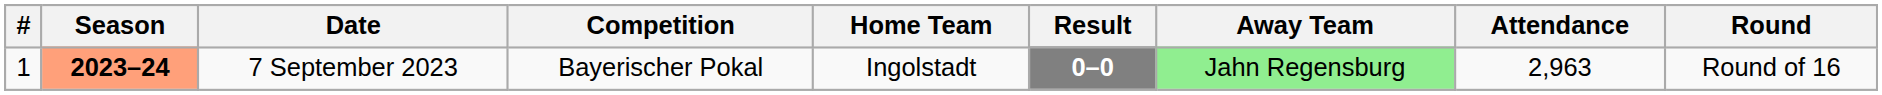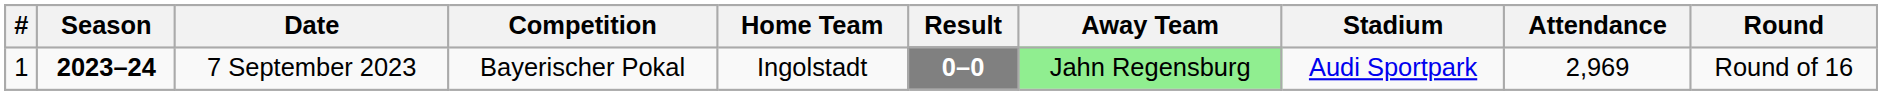+ column: (1393, 26)
(120, 68) lightsalmon background -> (106, 68) no background
(1560, 68) 2,963 -> (1598, 68) 2,969
